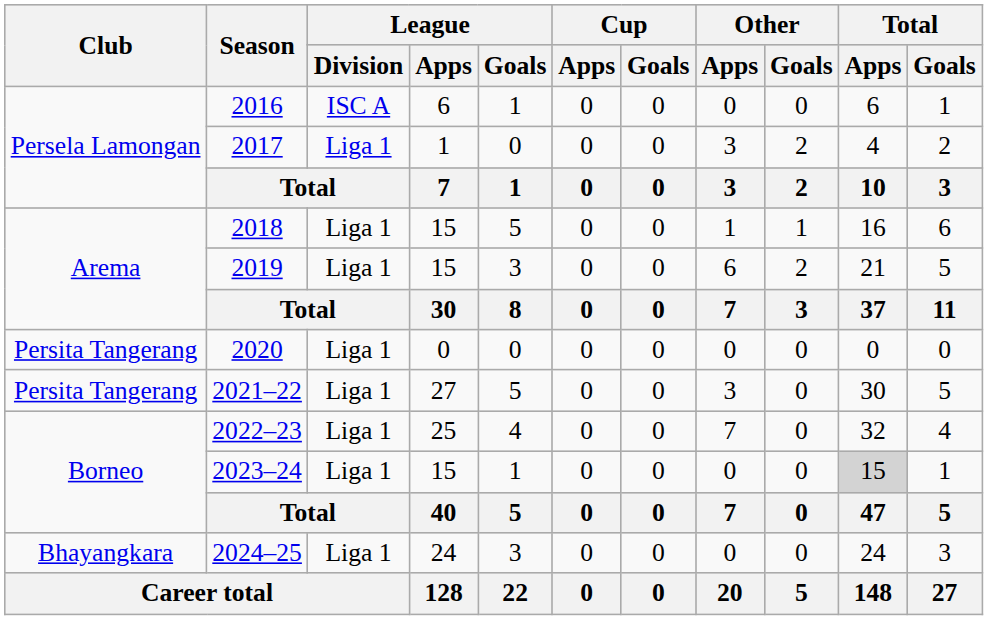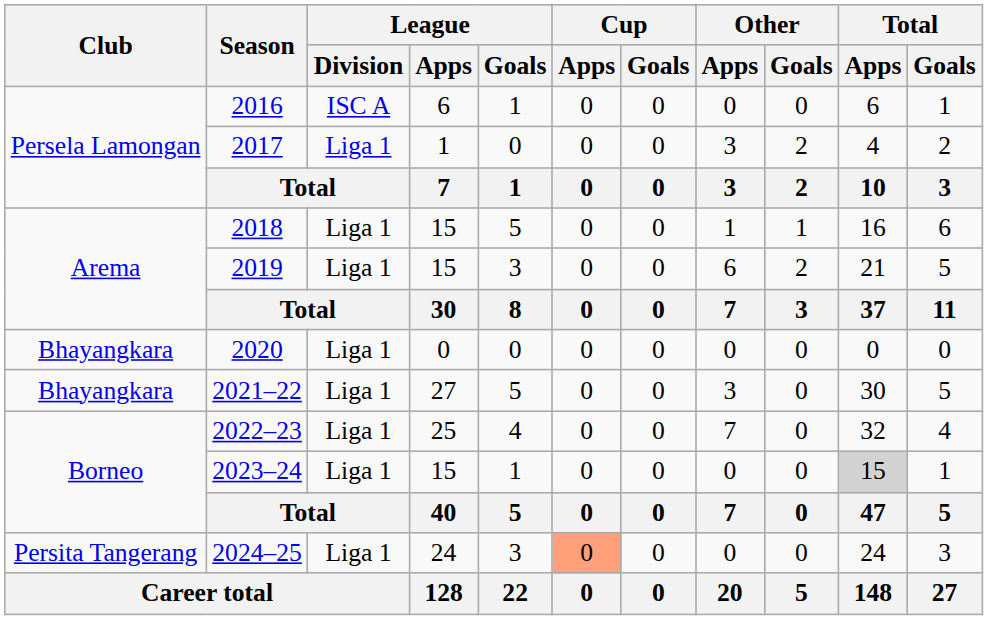(106, 349) Persita Tangerang -> (106, 349) Bhayangkara
(106, 390) Persita Tangerang -> (106, 390) Bhayangkara
(106, 552) Bhayangkara -> (106, 552) Persita Tangerang
(587, 552) no background -> (587, 552) lightsalmon background
